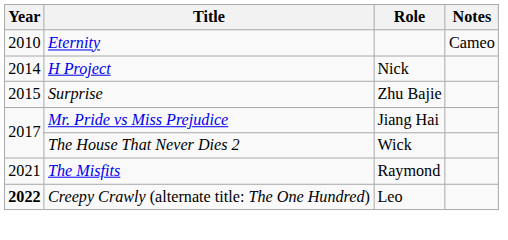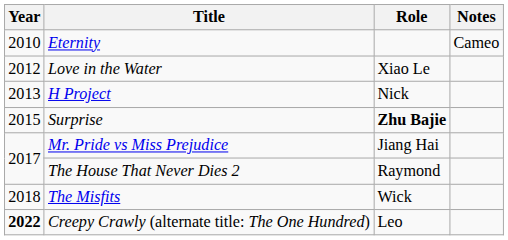+ row: (105, 68)
(24, 68) 2014 -> (24, 94) 2013
(409, 94) normal -> (412, 119) bold
(395, 145) Wick -> (409, 171) Raymond
(24, 171) 2021 -> (24, 196) 2018
(409, 171) Raymond -> (395, 196) Wick
